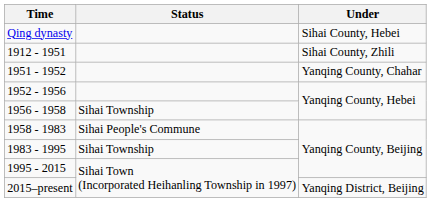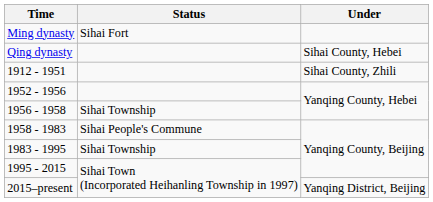+ row: (41, 33)
- row: (37, 71)
